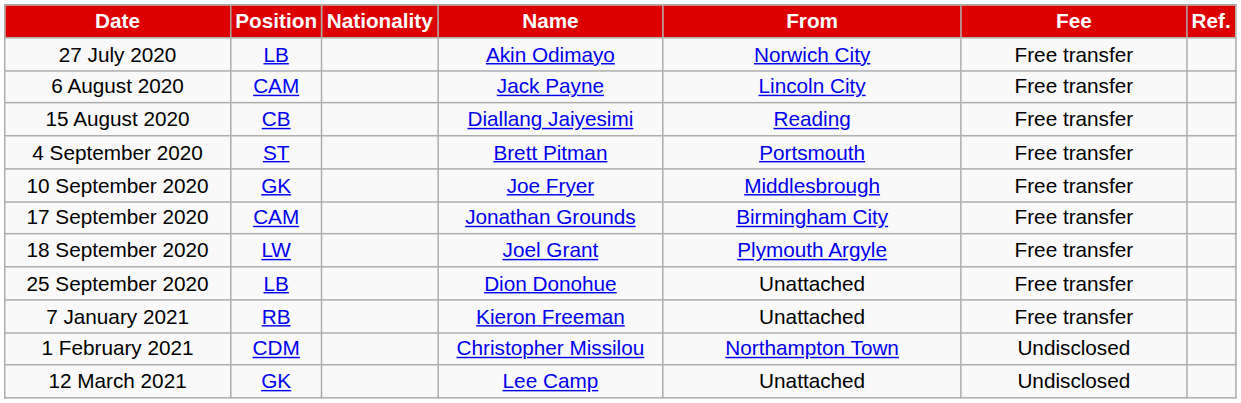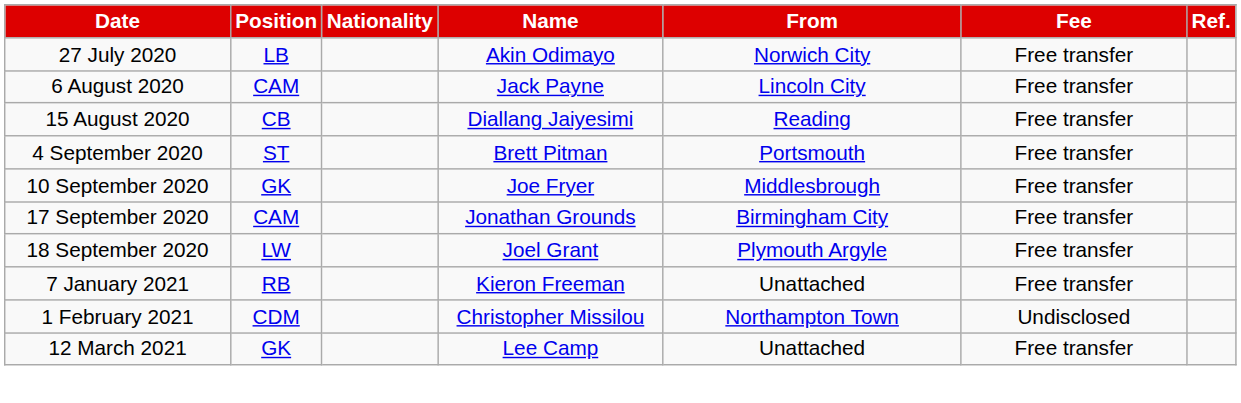- row: (118, 284)
(1074, 382) Undisclosed -> (1074, 349) Free transfer
